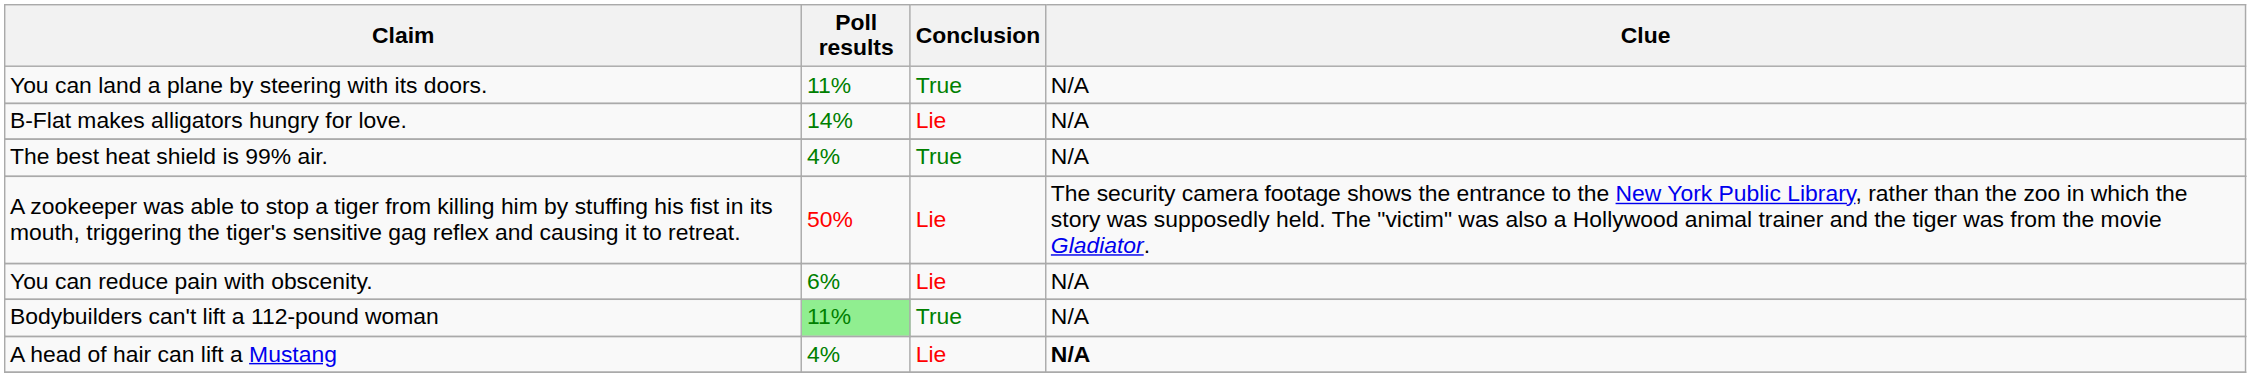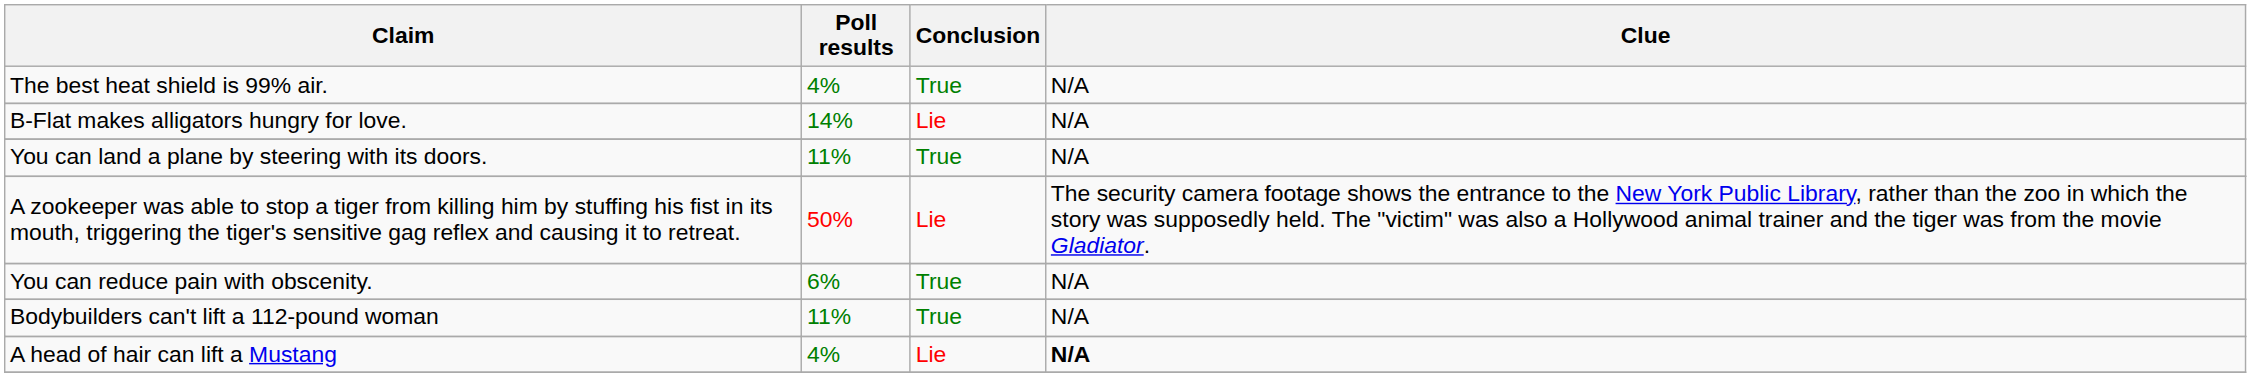rows swapped: (249, 84) <-> (169, 157)
(931, 281) Lie -> (939, 281) True
(829, 317) lightgreen background -> (829, 317) no background
